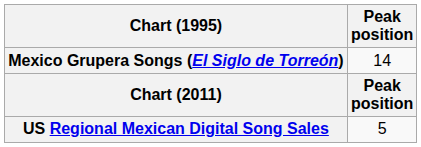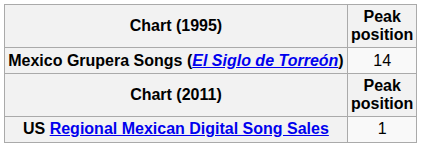(382, 129) 5 -> (382, 129) 1
